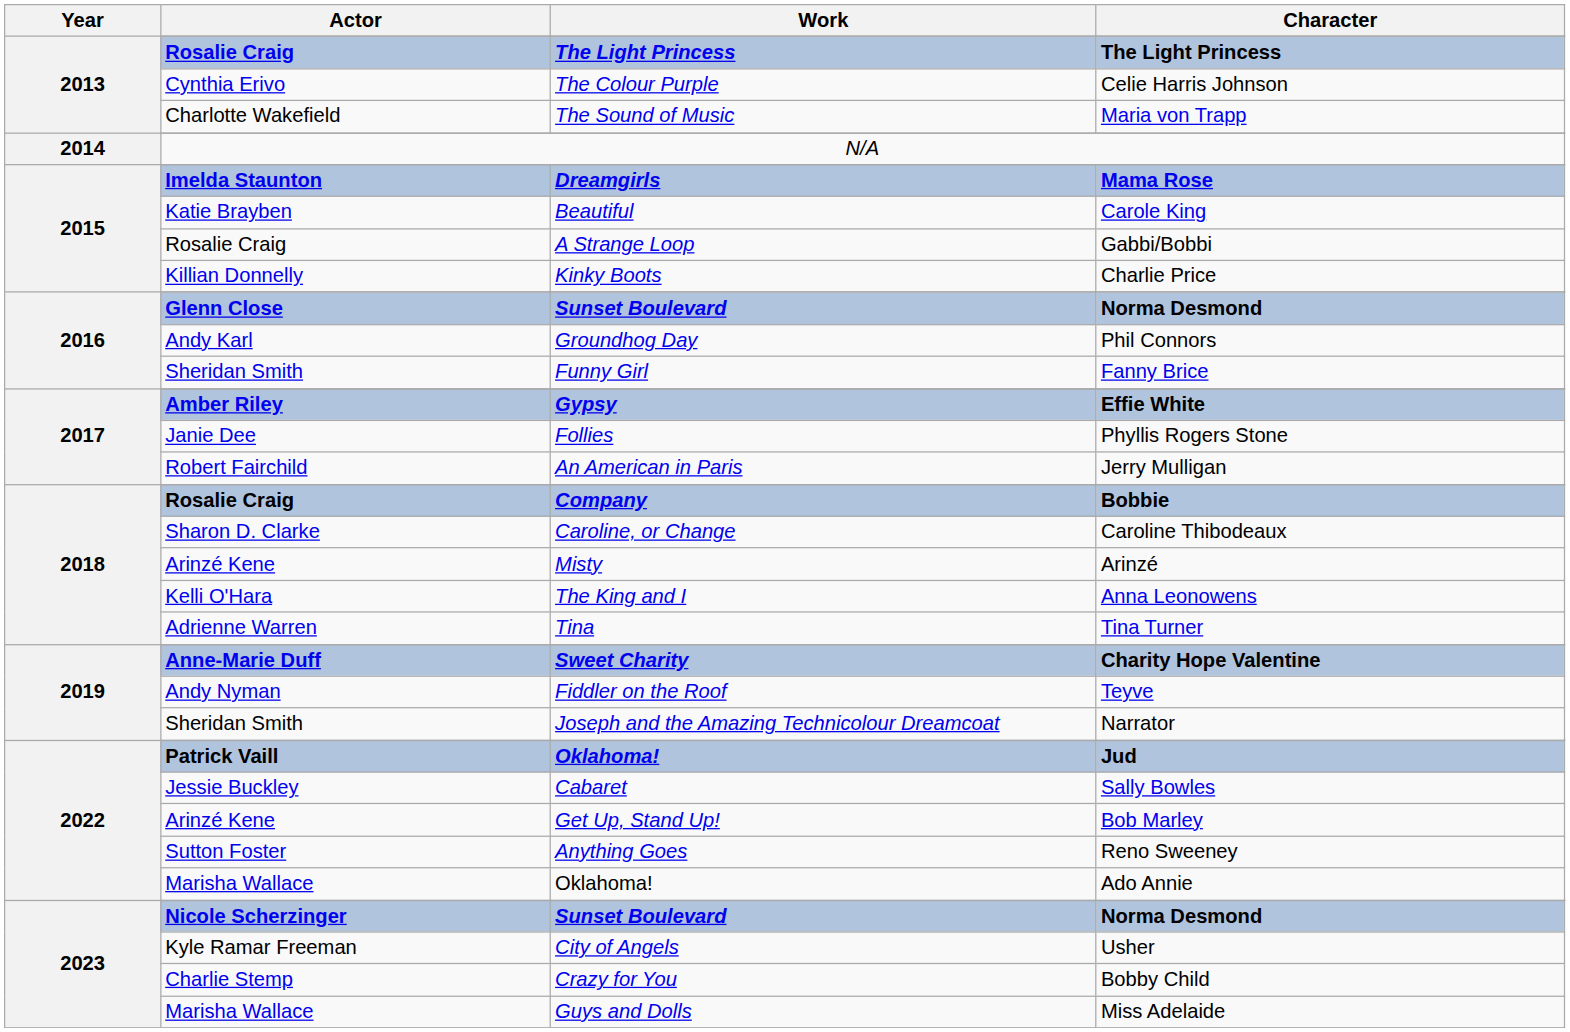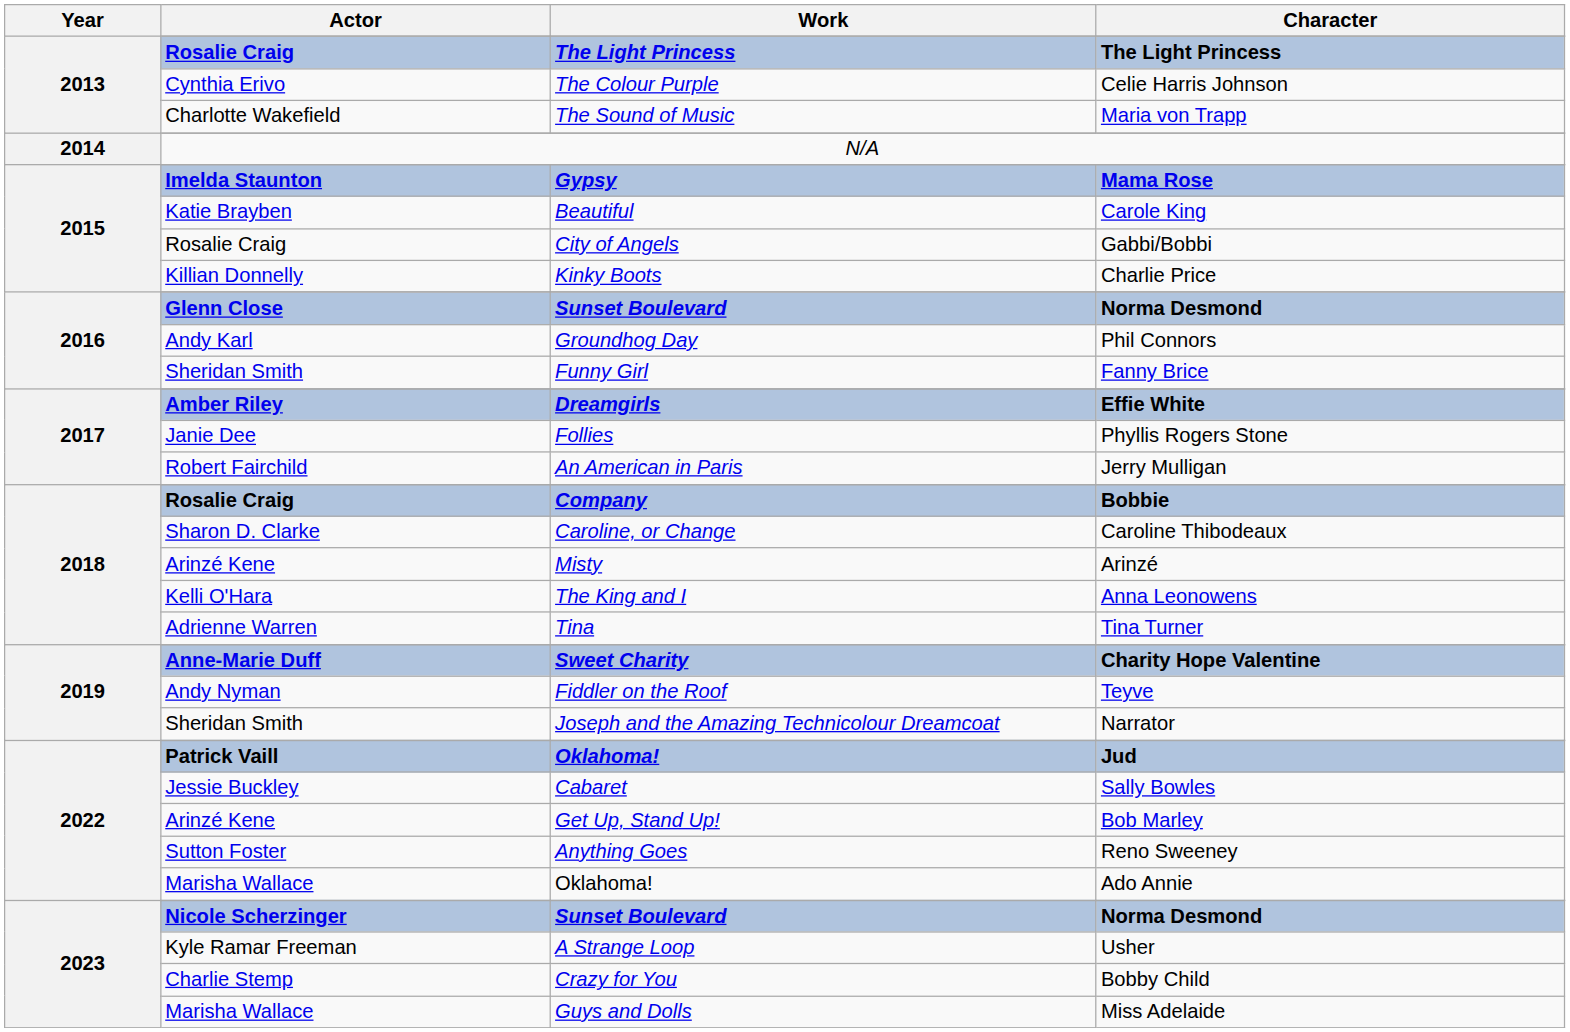(608, 180) Dreamgirls -> (586, 180) Gypsy
(625, 244) A Strange Loop -> (617, 244) City of Angels
(586, 404) Gypsy -> (608, 404) Dreamgirls
(617, 947) City of Angels -> (625, 947) A Strange Loop
